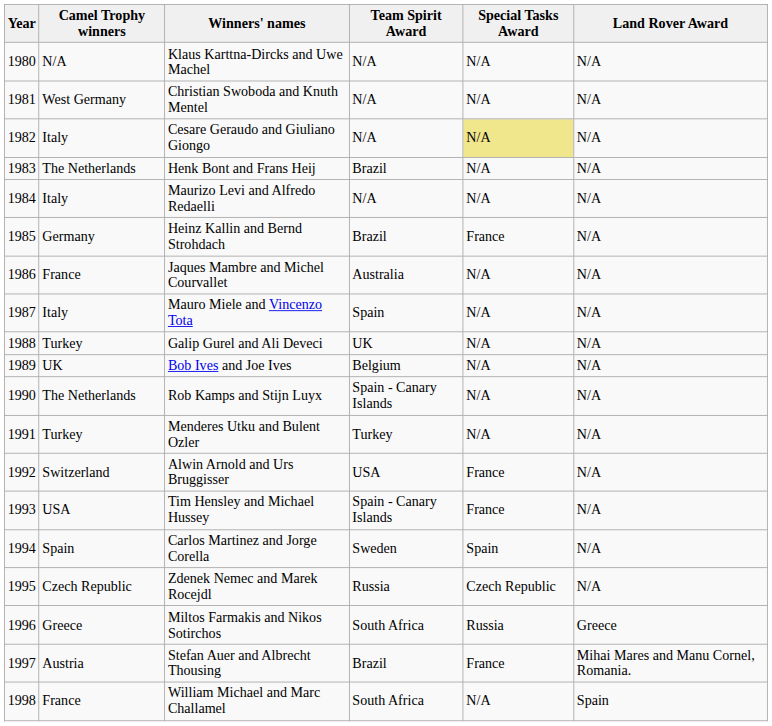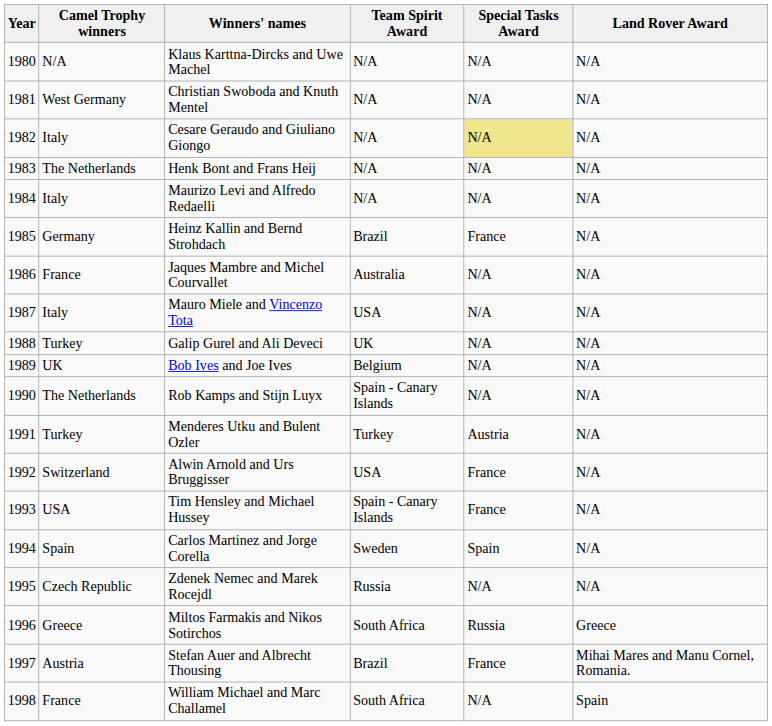(370, 168) Brazil -> (365, 168) N/A
(368, 313) Spain -> (367, 313) USA
(478, 434) N/A -> (488, 434) Austria
(511, 586) Czech Republic -> (480, 586) N/A
